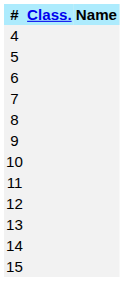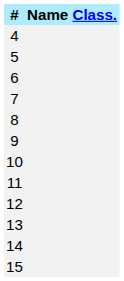columns swapped: (96, 14) <-> (49, 14)
